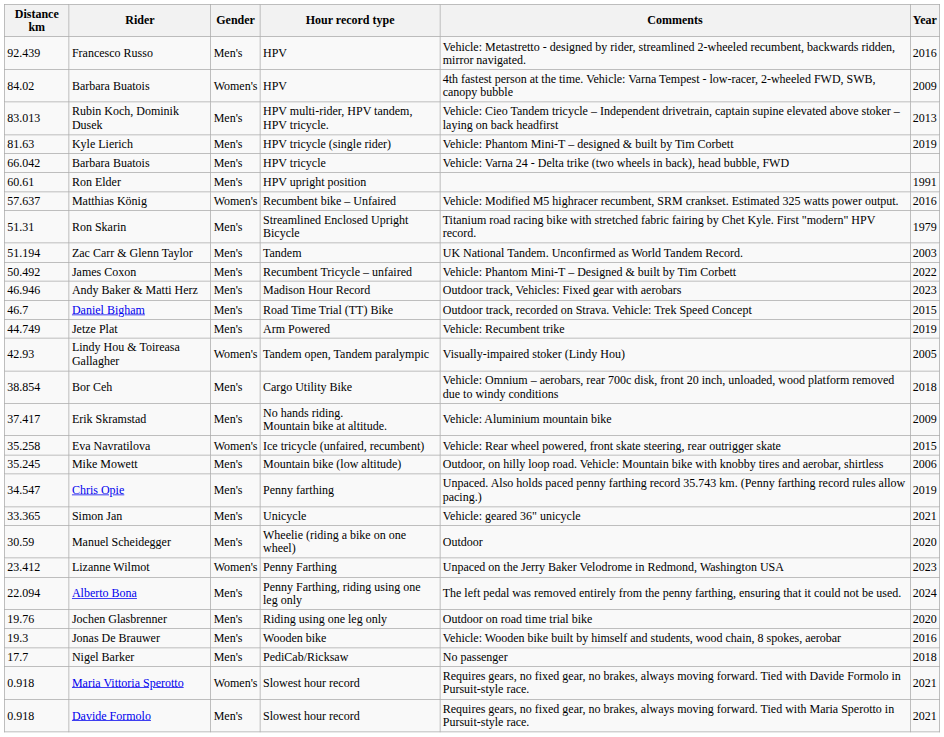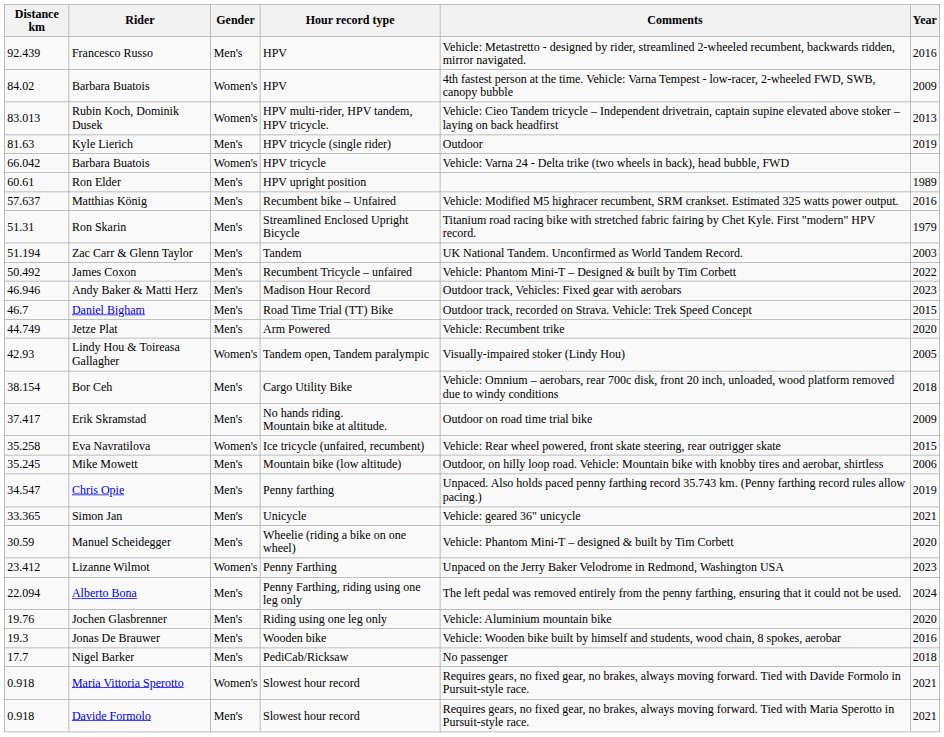(228, 118) Men's -> (236, 118) Women's
(588, 144) Vehicle: Phantom Mini-T – designed & built by Tim Corbett -> (463, 144) Outdoor
(228, 163) Men's -> (236, 163) Women's
(925, 182) 1991 -> (925, 182) 1989
(236, 201) Women's -> (228, 201) Men's
(925, 328) 2019 -> (925, 328) 2020
(24, 387) 38.854 -> (24, 387) 38.154
(527, 419) Vehicle: Aluminium mountain bike -> (518, 419) Outdoor on road time trial bike
(463, 541) Outdoor -> (588, 541) Vehicle: Phantom Mini-T – designed & built by Tim Corbett
(518, 619) Outdoor on road time trial bike -> (527, 619) Vehicle: Aluminium mountain bike
